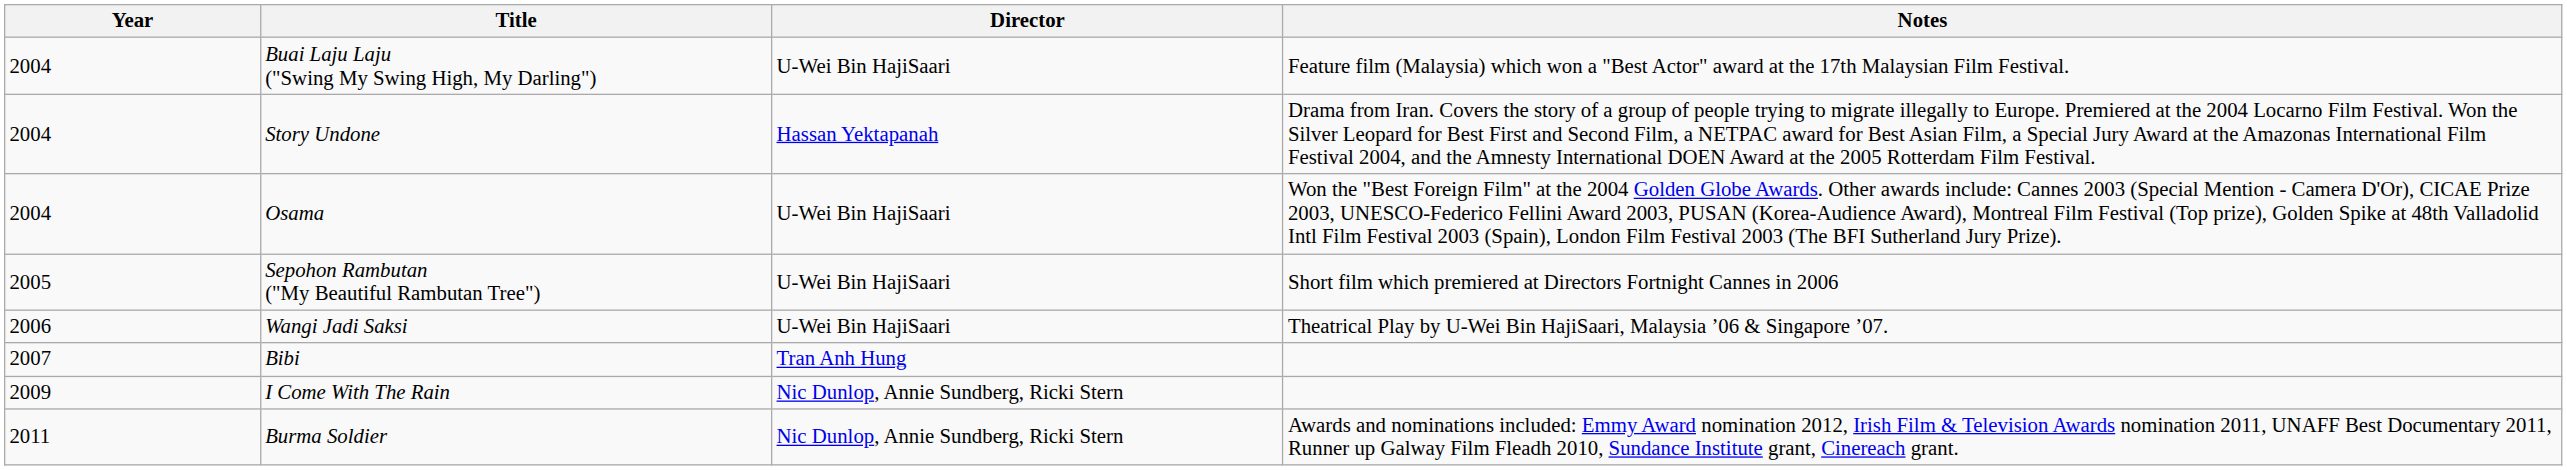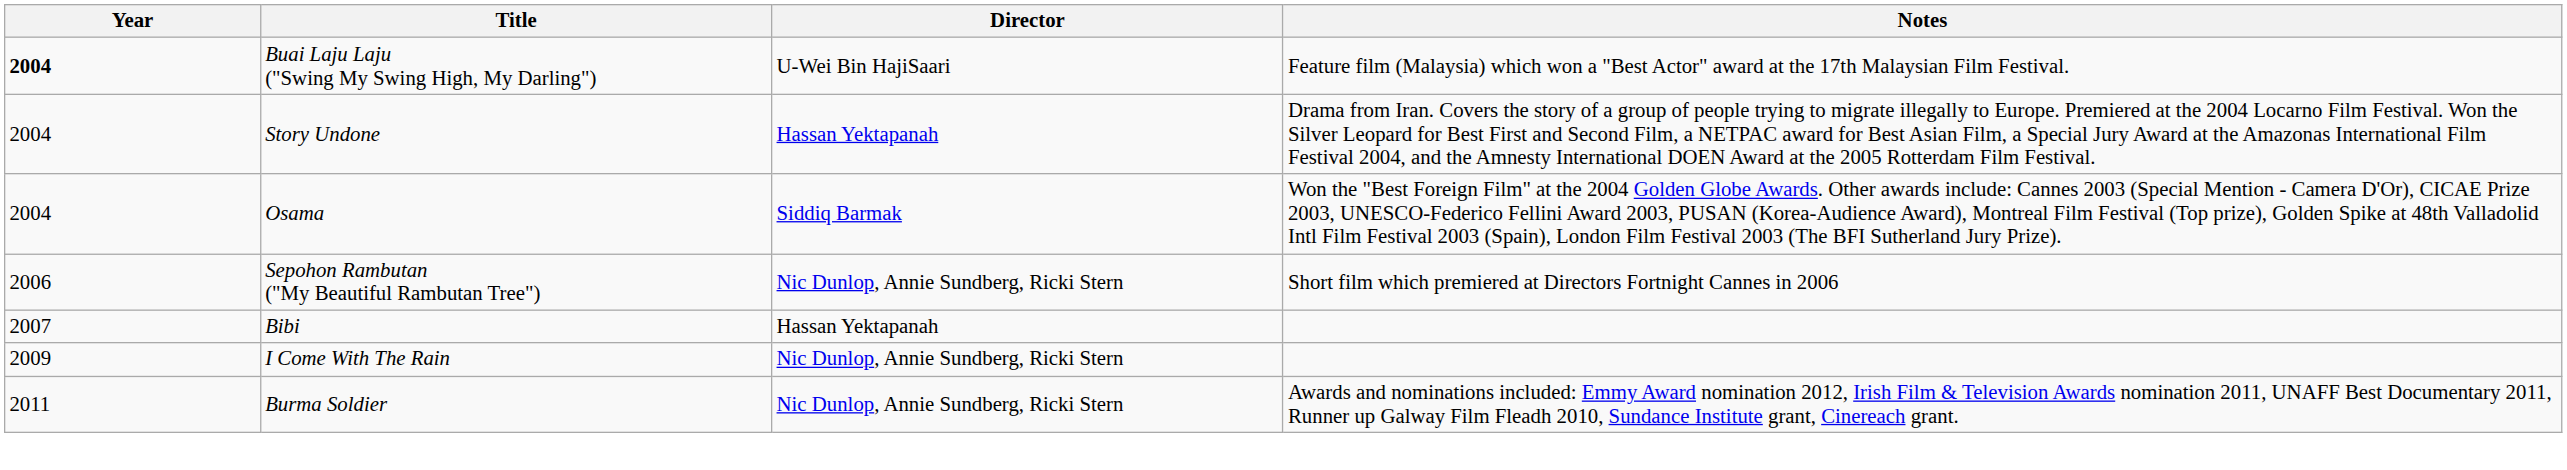(30, 65) normal -> (30, 65) bold
(864, 213) U-Wei Bin HajiSaari -> (839, 213) Siddiq Barmak
(30, 281) 2005 -> (30, 281) 2006
(864, 281) U-Wei Bin HajiSaari -> (950, 281) Nic Dunlop, Annie Sundberg, Ricki Stern
- row: (336, 326)
(841, 359) Tran Anh Hung -> (857, 326) Hassan Yektapanah
